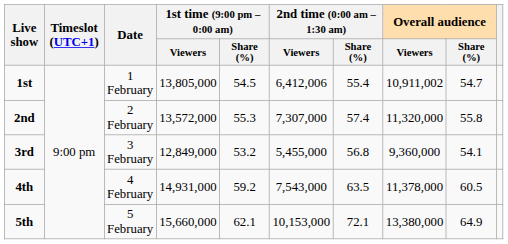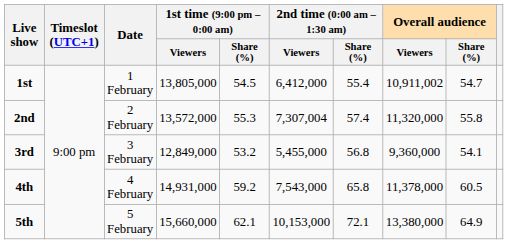(301, 82) 6,412,006 -> (301, 82) 6,412,000
(301, 117) 7,307,000 -> (301, 117) 7,307,004
(358, 187) 63.5 -> (358, 187) 65.8
